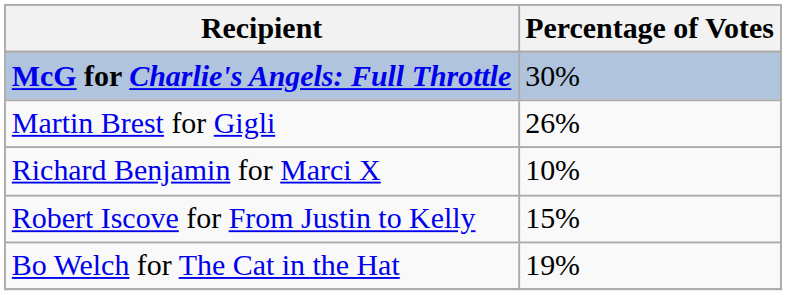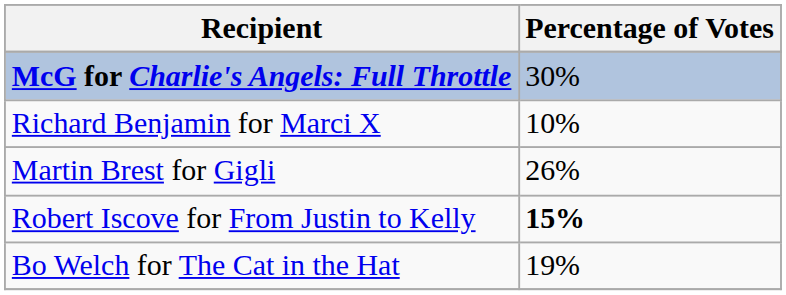rows swapped: (196, 170) <-> (144, 123)
(553, 218) normal -> (555, 218) bold
